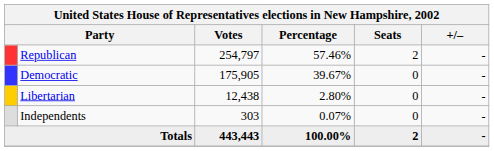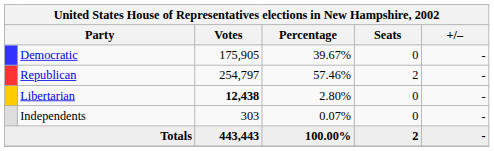rows swapped: (48, 55) <-> (49, 75)
(242, 96) normal -> (242, 96) bold
